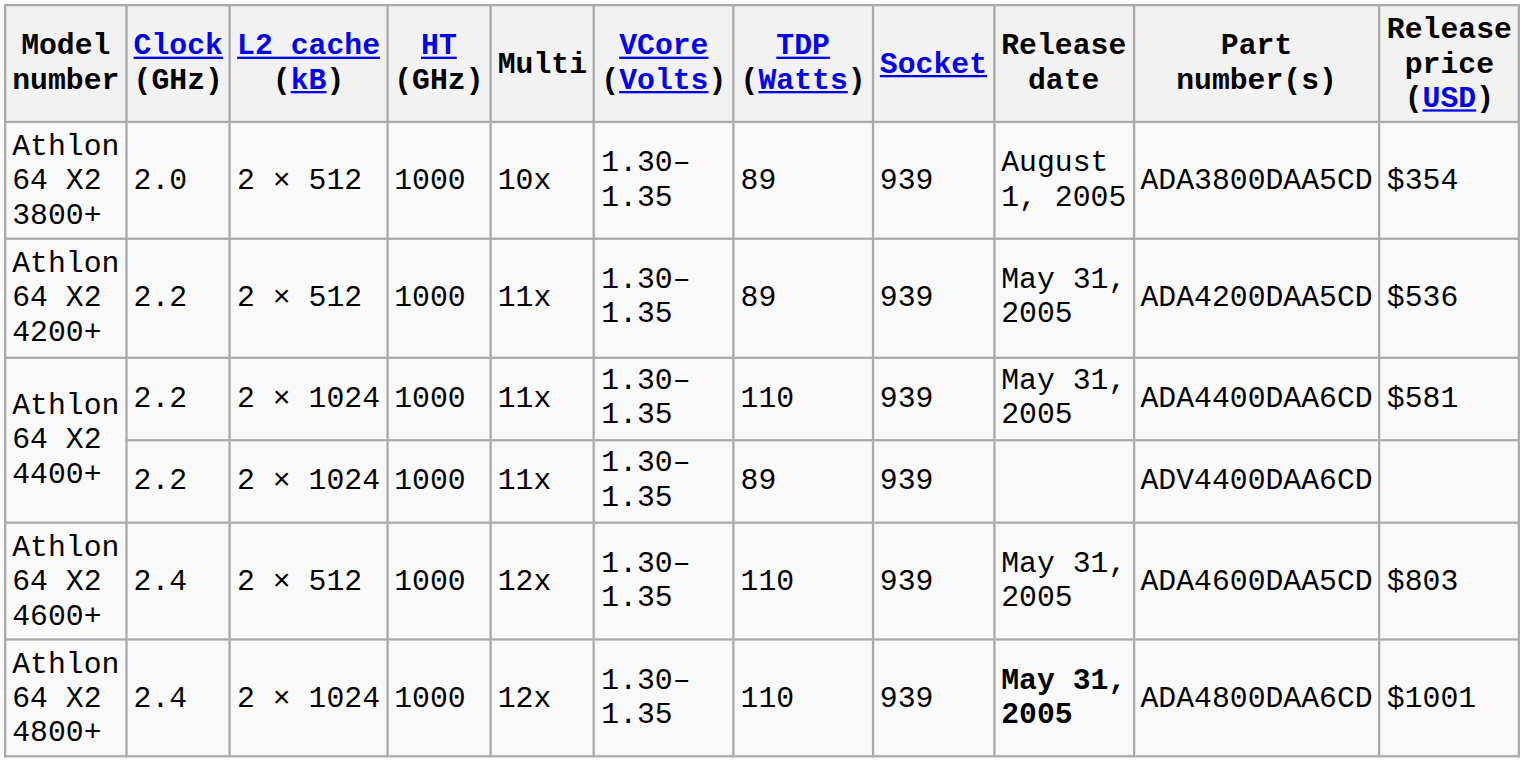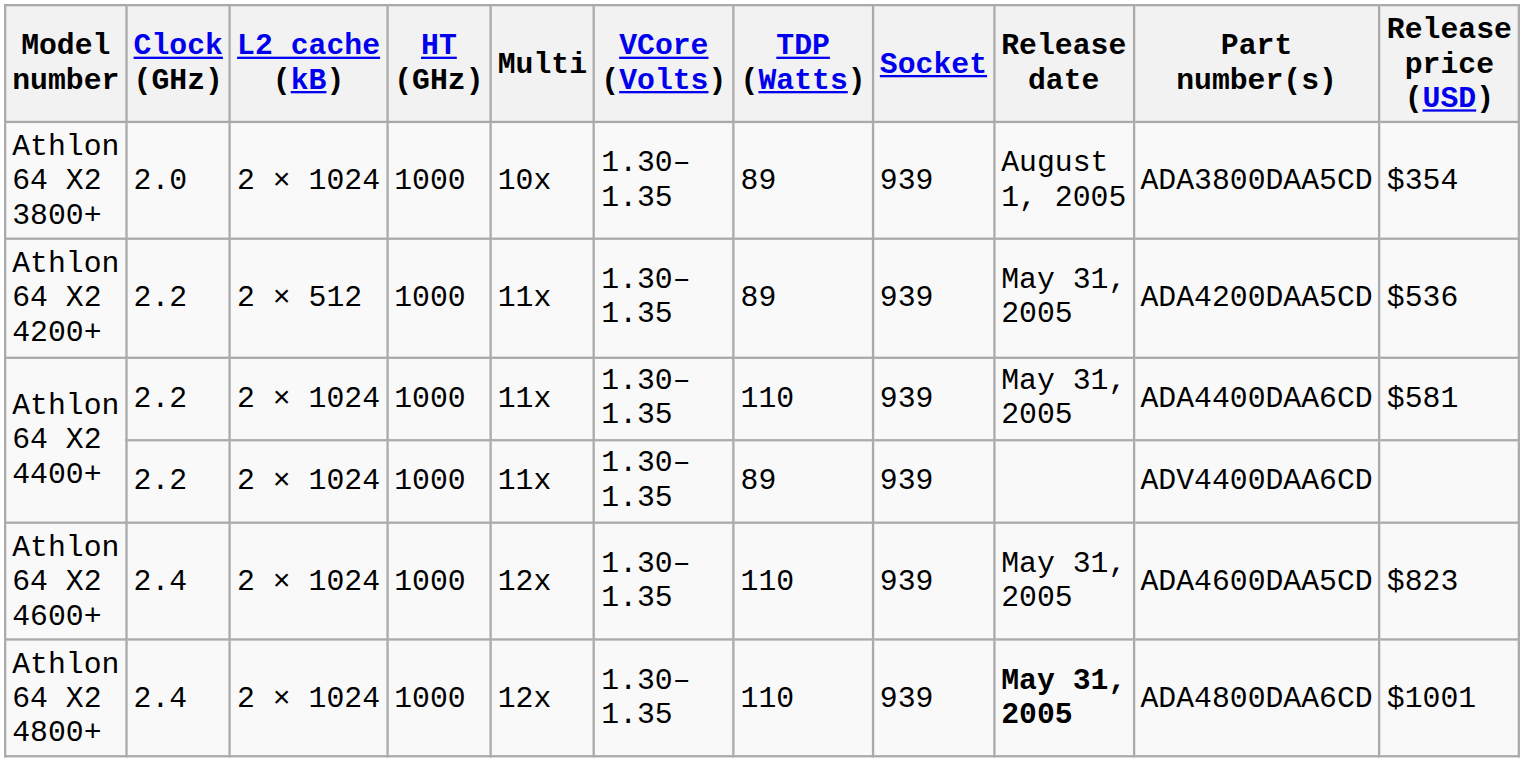(300, 181) 2 × 512 -> (309, 181) 2 × 1024
(300, 581) 2 × 512 -> (309, 581) 2 × 1024
(1423, 581) $803 -> (1423, 581) $823
